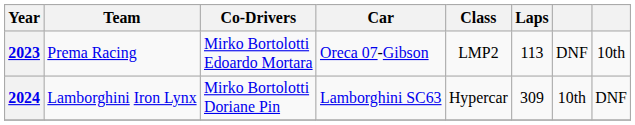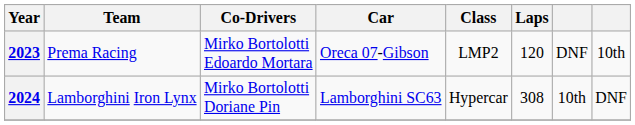(532, 53) 113 -> (532, 53) 120
(532, 98) 309 -> (532, 98) 308
